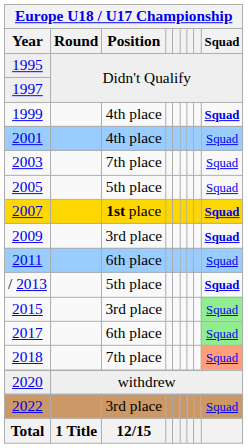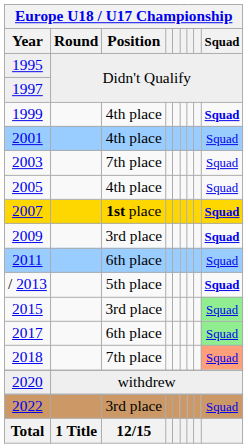(134, 187) 5th place -> (134, 187) 4th place
